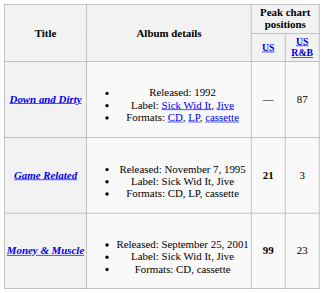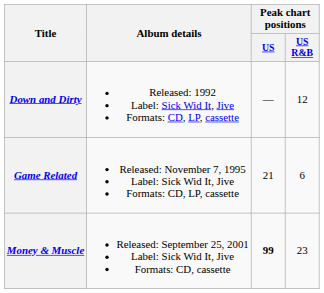(302, 99) 87 -> (302, 99) 12
(268, 175) bold -> (268, 175) normal
(302, 175) 3 -> (302, 175) 6
